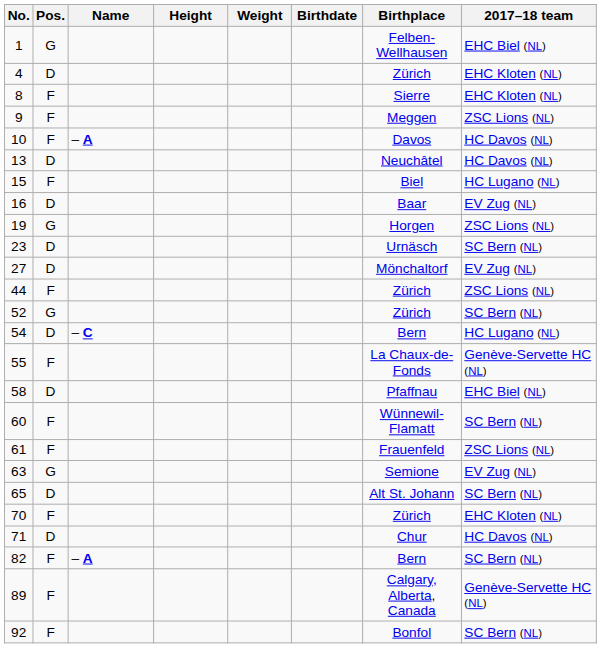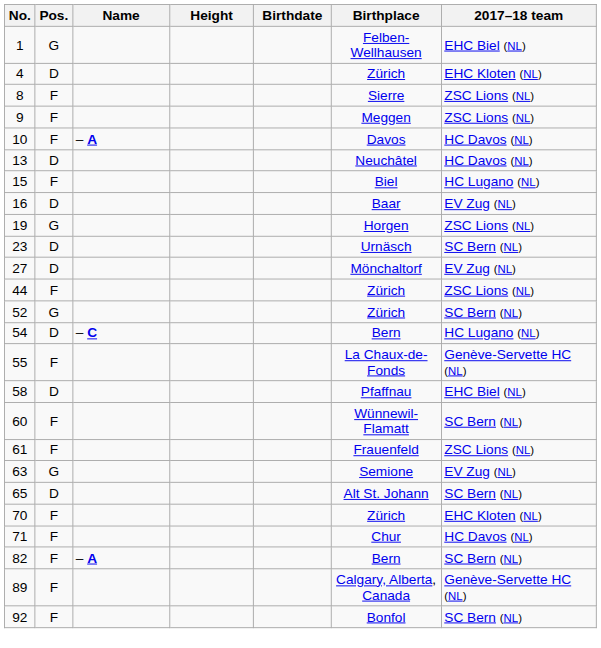- column: (260, 16)
(513, 96) EHC Kloten (NL) -> (489, 96) ZSC Lions (NL)
(51, 537) D -> (54, 537) F
